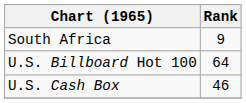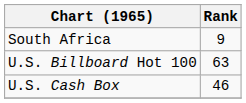(221, 63) 64 -> (221, 63) 63
